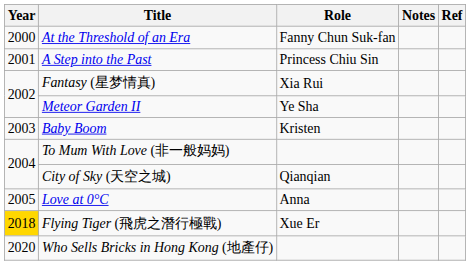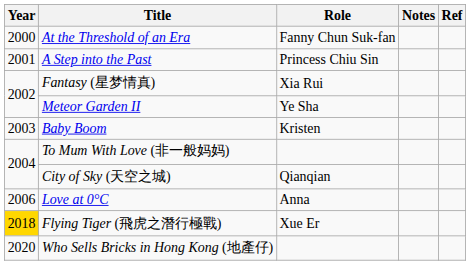(22, 199) 2005 -> (22, 199) 2006
